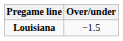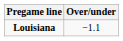(91, 28) −1.5 -> (91, 28) −1.1
